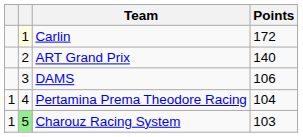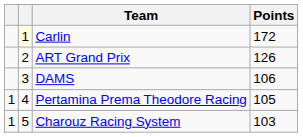(264, 57) 140 -> (264, 57) 126
(264, 100) 104 -> (264, 100) 105
(25, 121) lightgreen background -> (25, 121) no background
